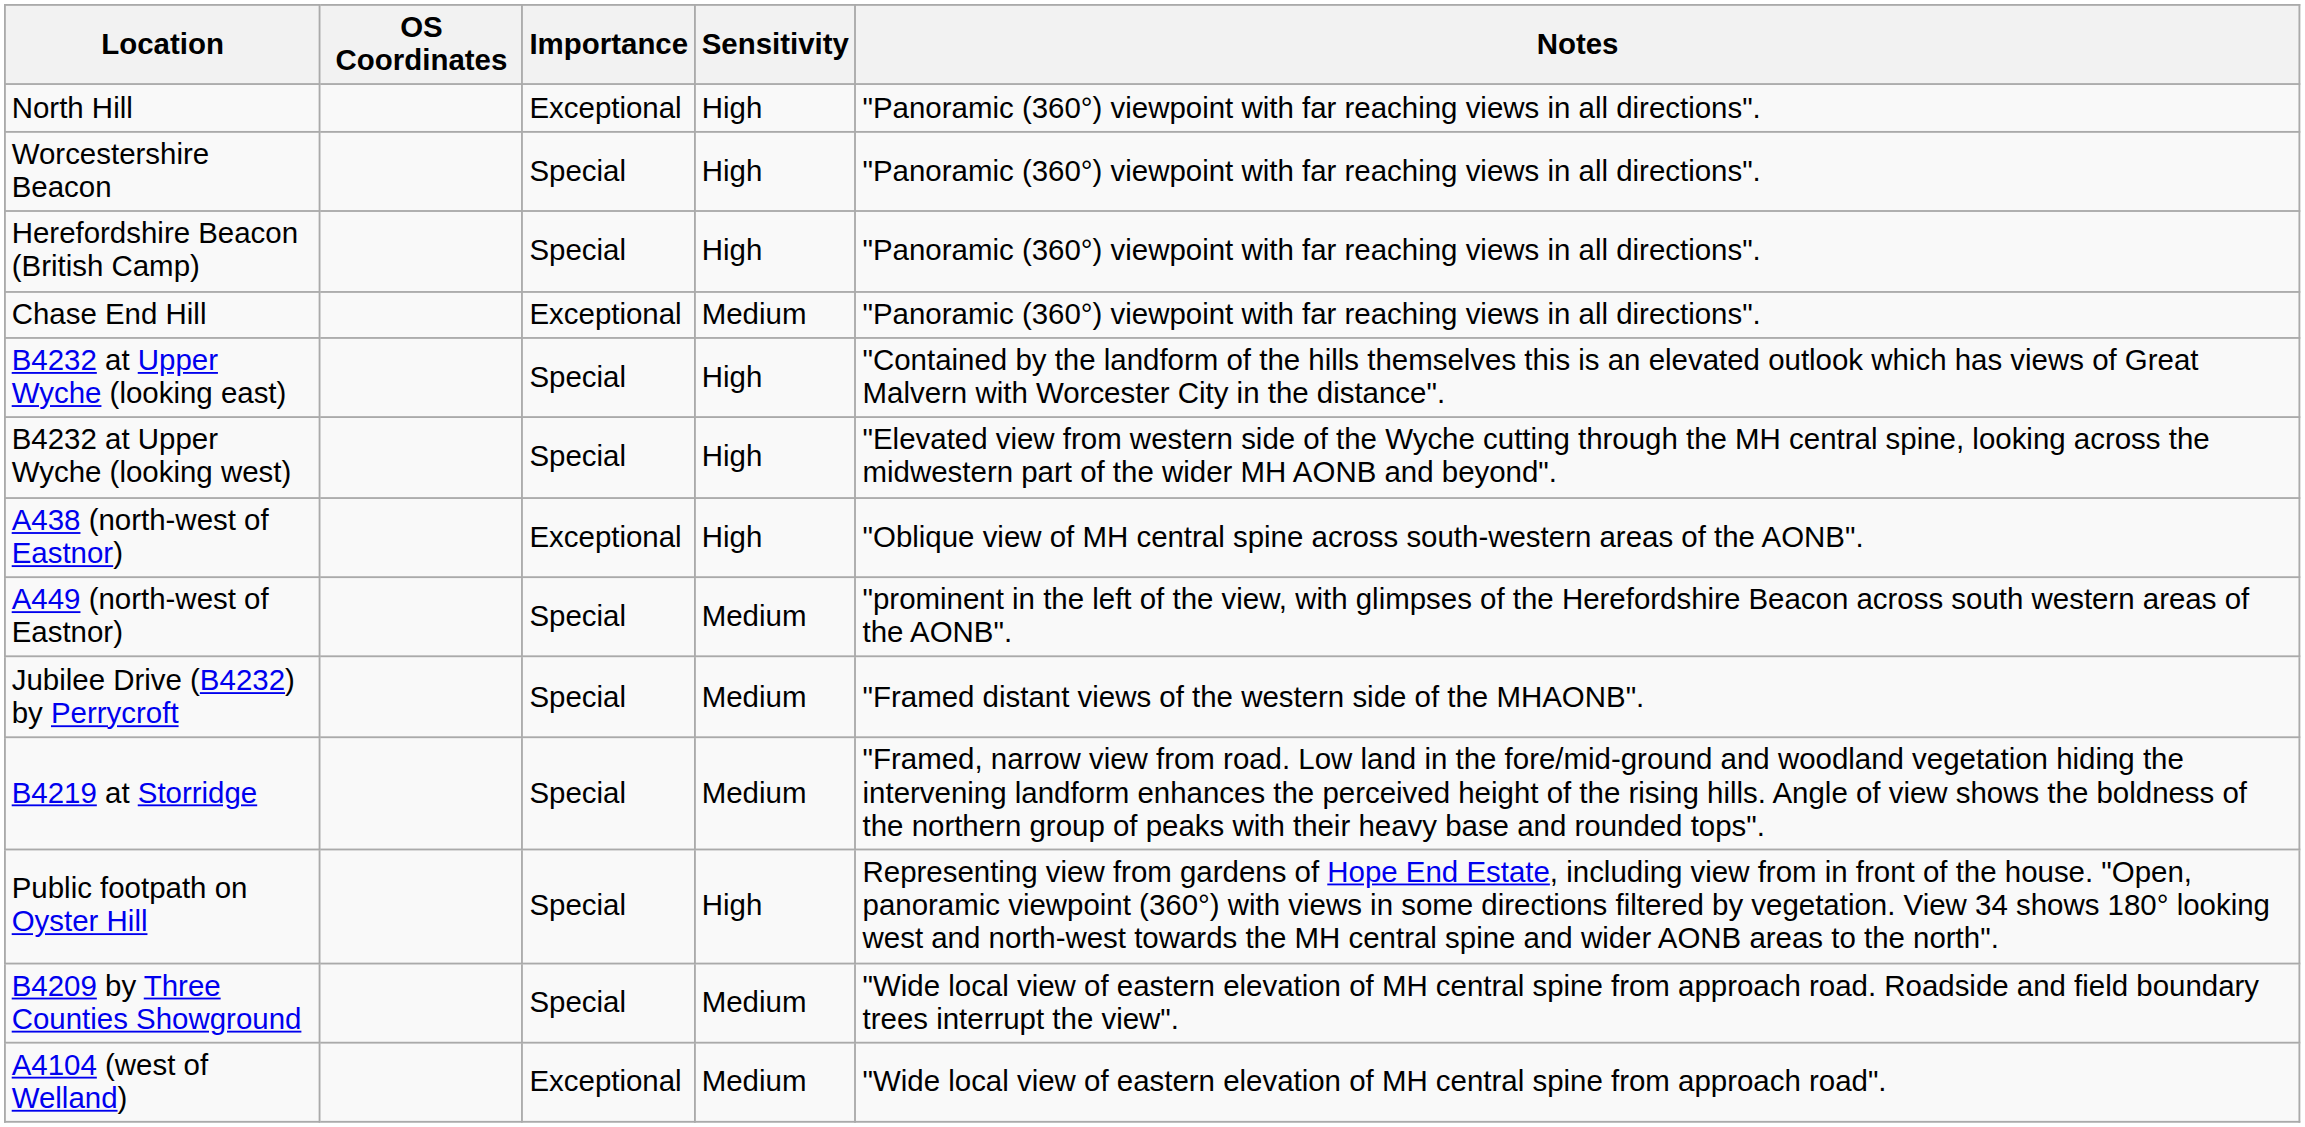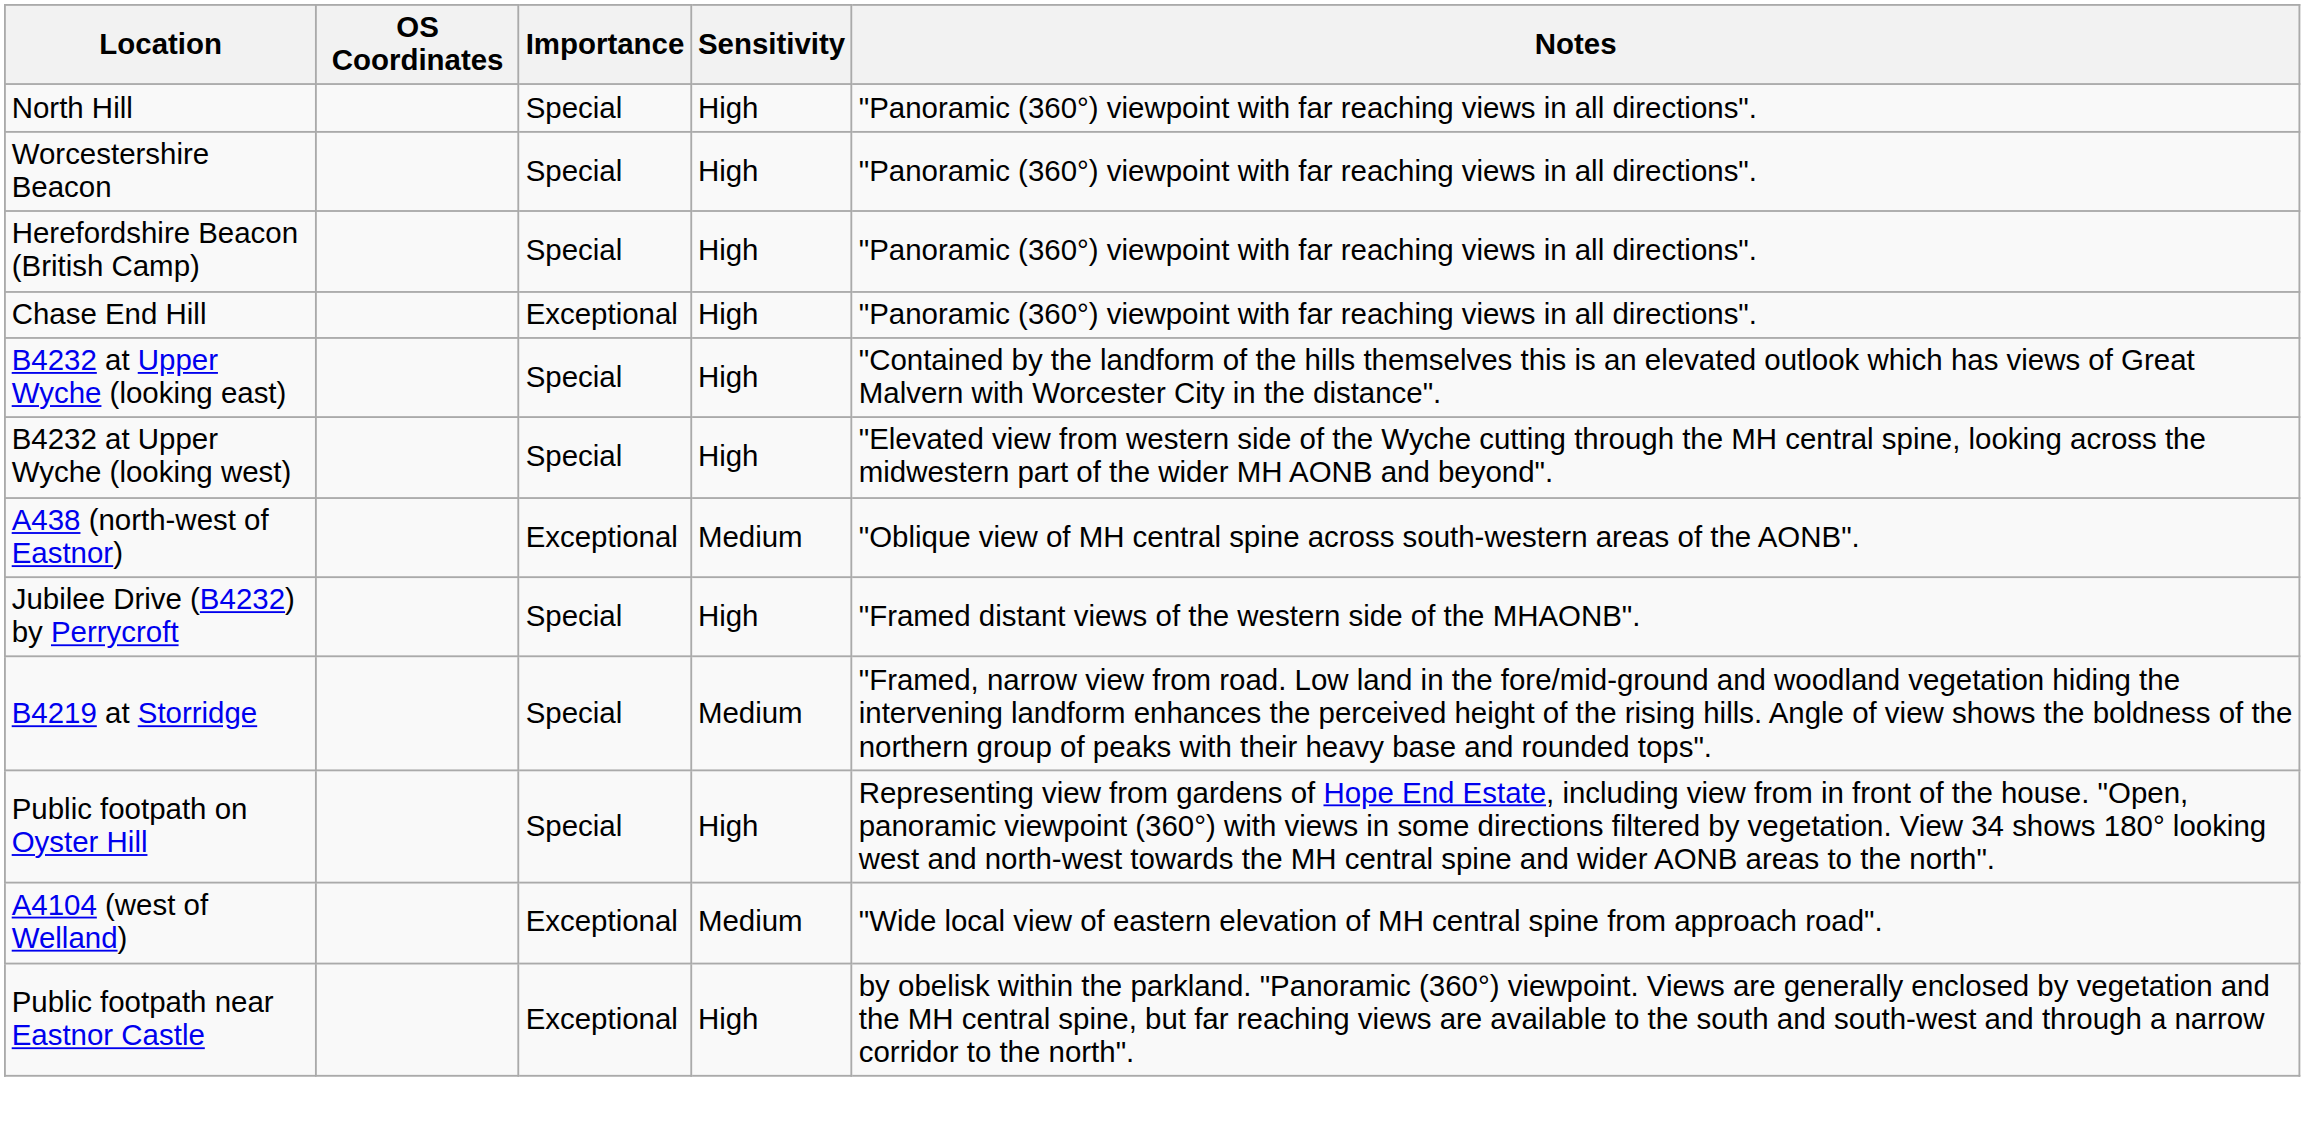(606, 107) Exceptional -> (574, 107) Special
(754, 313) Medium -> (728, 313) High
(732, 536) High -> (750, 536) Medium
- row: (140, 616)
(754, 696) Medium -> (728, 616) High
- row: (157, 1002)
+ row: (143, 1018)
